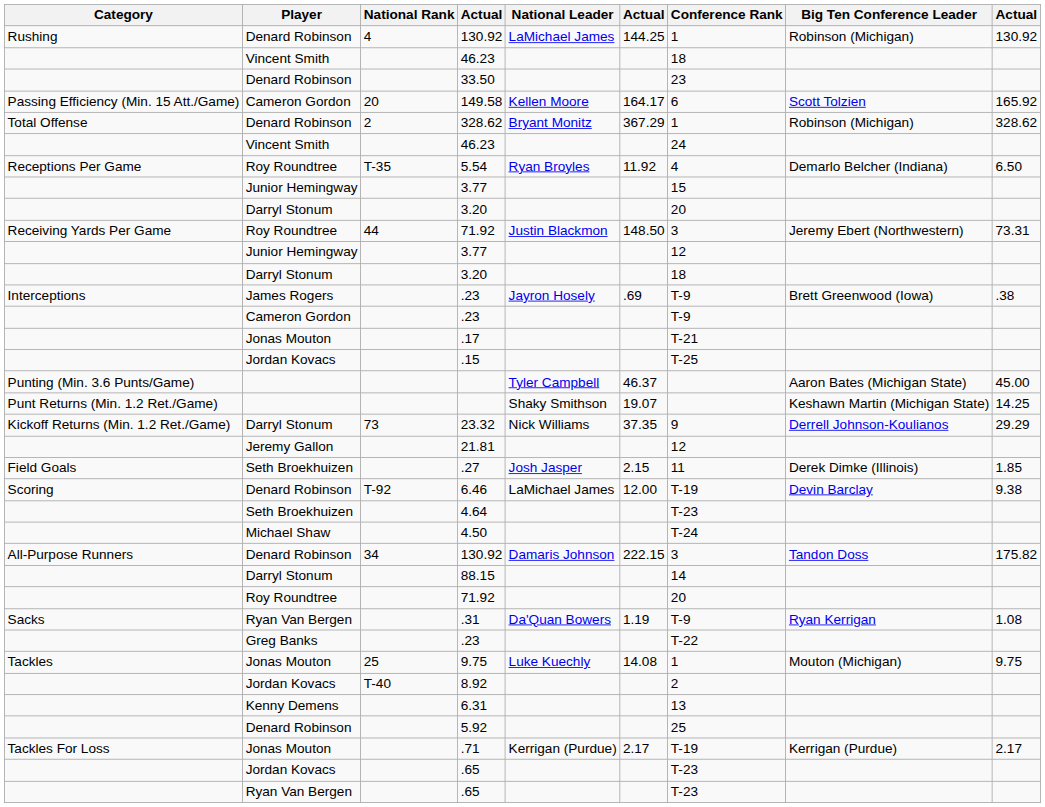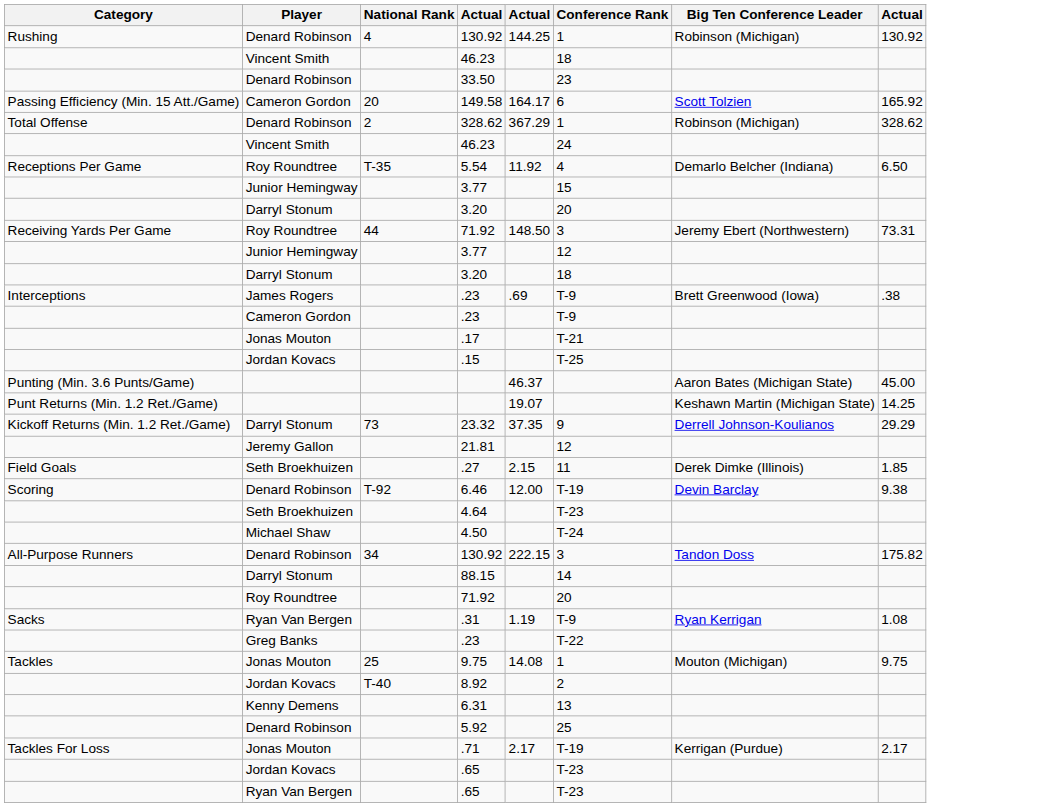- column: (563, 15)
